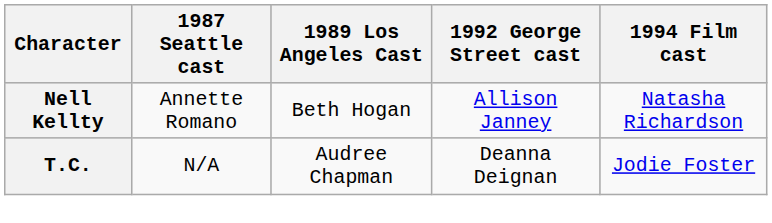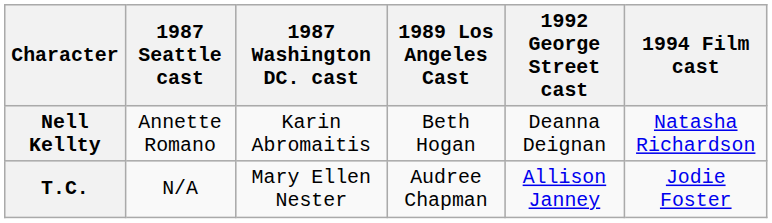+ column: (311, 55)
(516, 111) Allison Janney -> (564, 134) Deanna Deignan
(516, 166) Deanna Deignan -> (564, 189) Allison Janney
